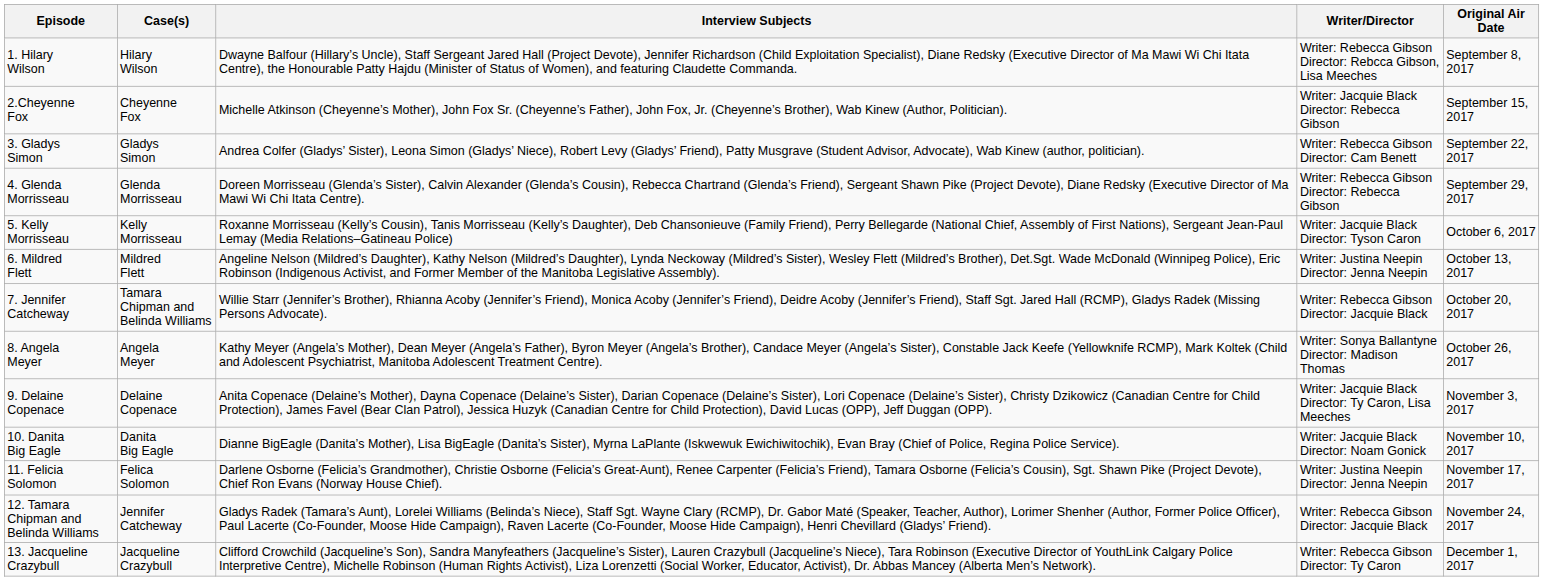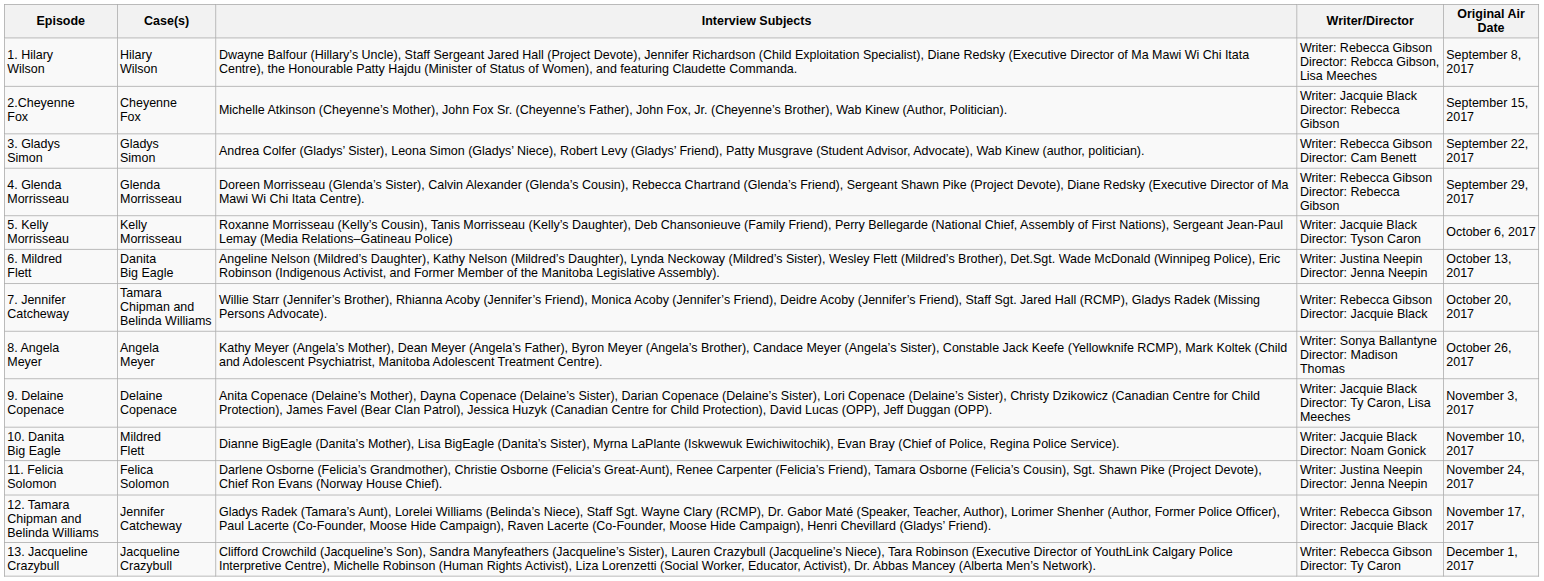(140, 266) Mildred Flett -> (147, 266) Danita Big Eagle
(147, 443) Danita Big Eagle -> (140, 443) Mildred Flett
(1485, 477) November 17, 2017 -> (1485, 477) November 24, 2017
(1485, 518) November 24, 2017 -> (1485, 518) November 17, 2017
